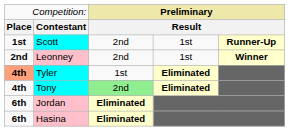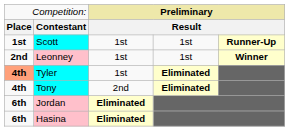(121, 42) 2nd -> (121, 42) 1st
(121, 57) 2nd -> (121, 57) 1st
(121, 88) lightgreen background -> (121, 88) no background
